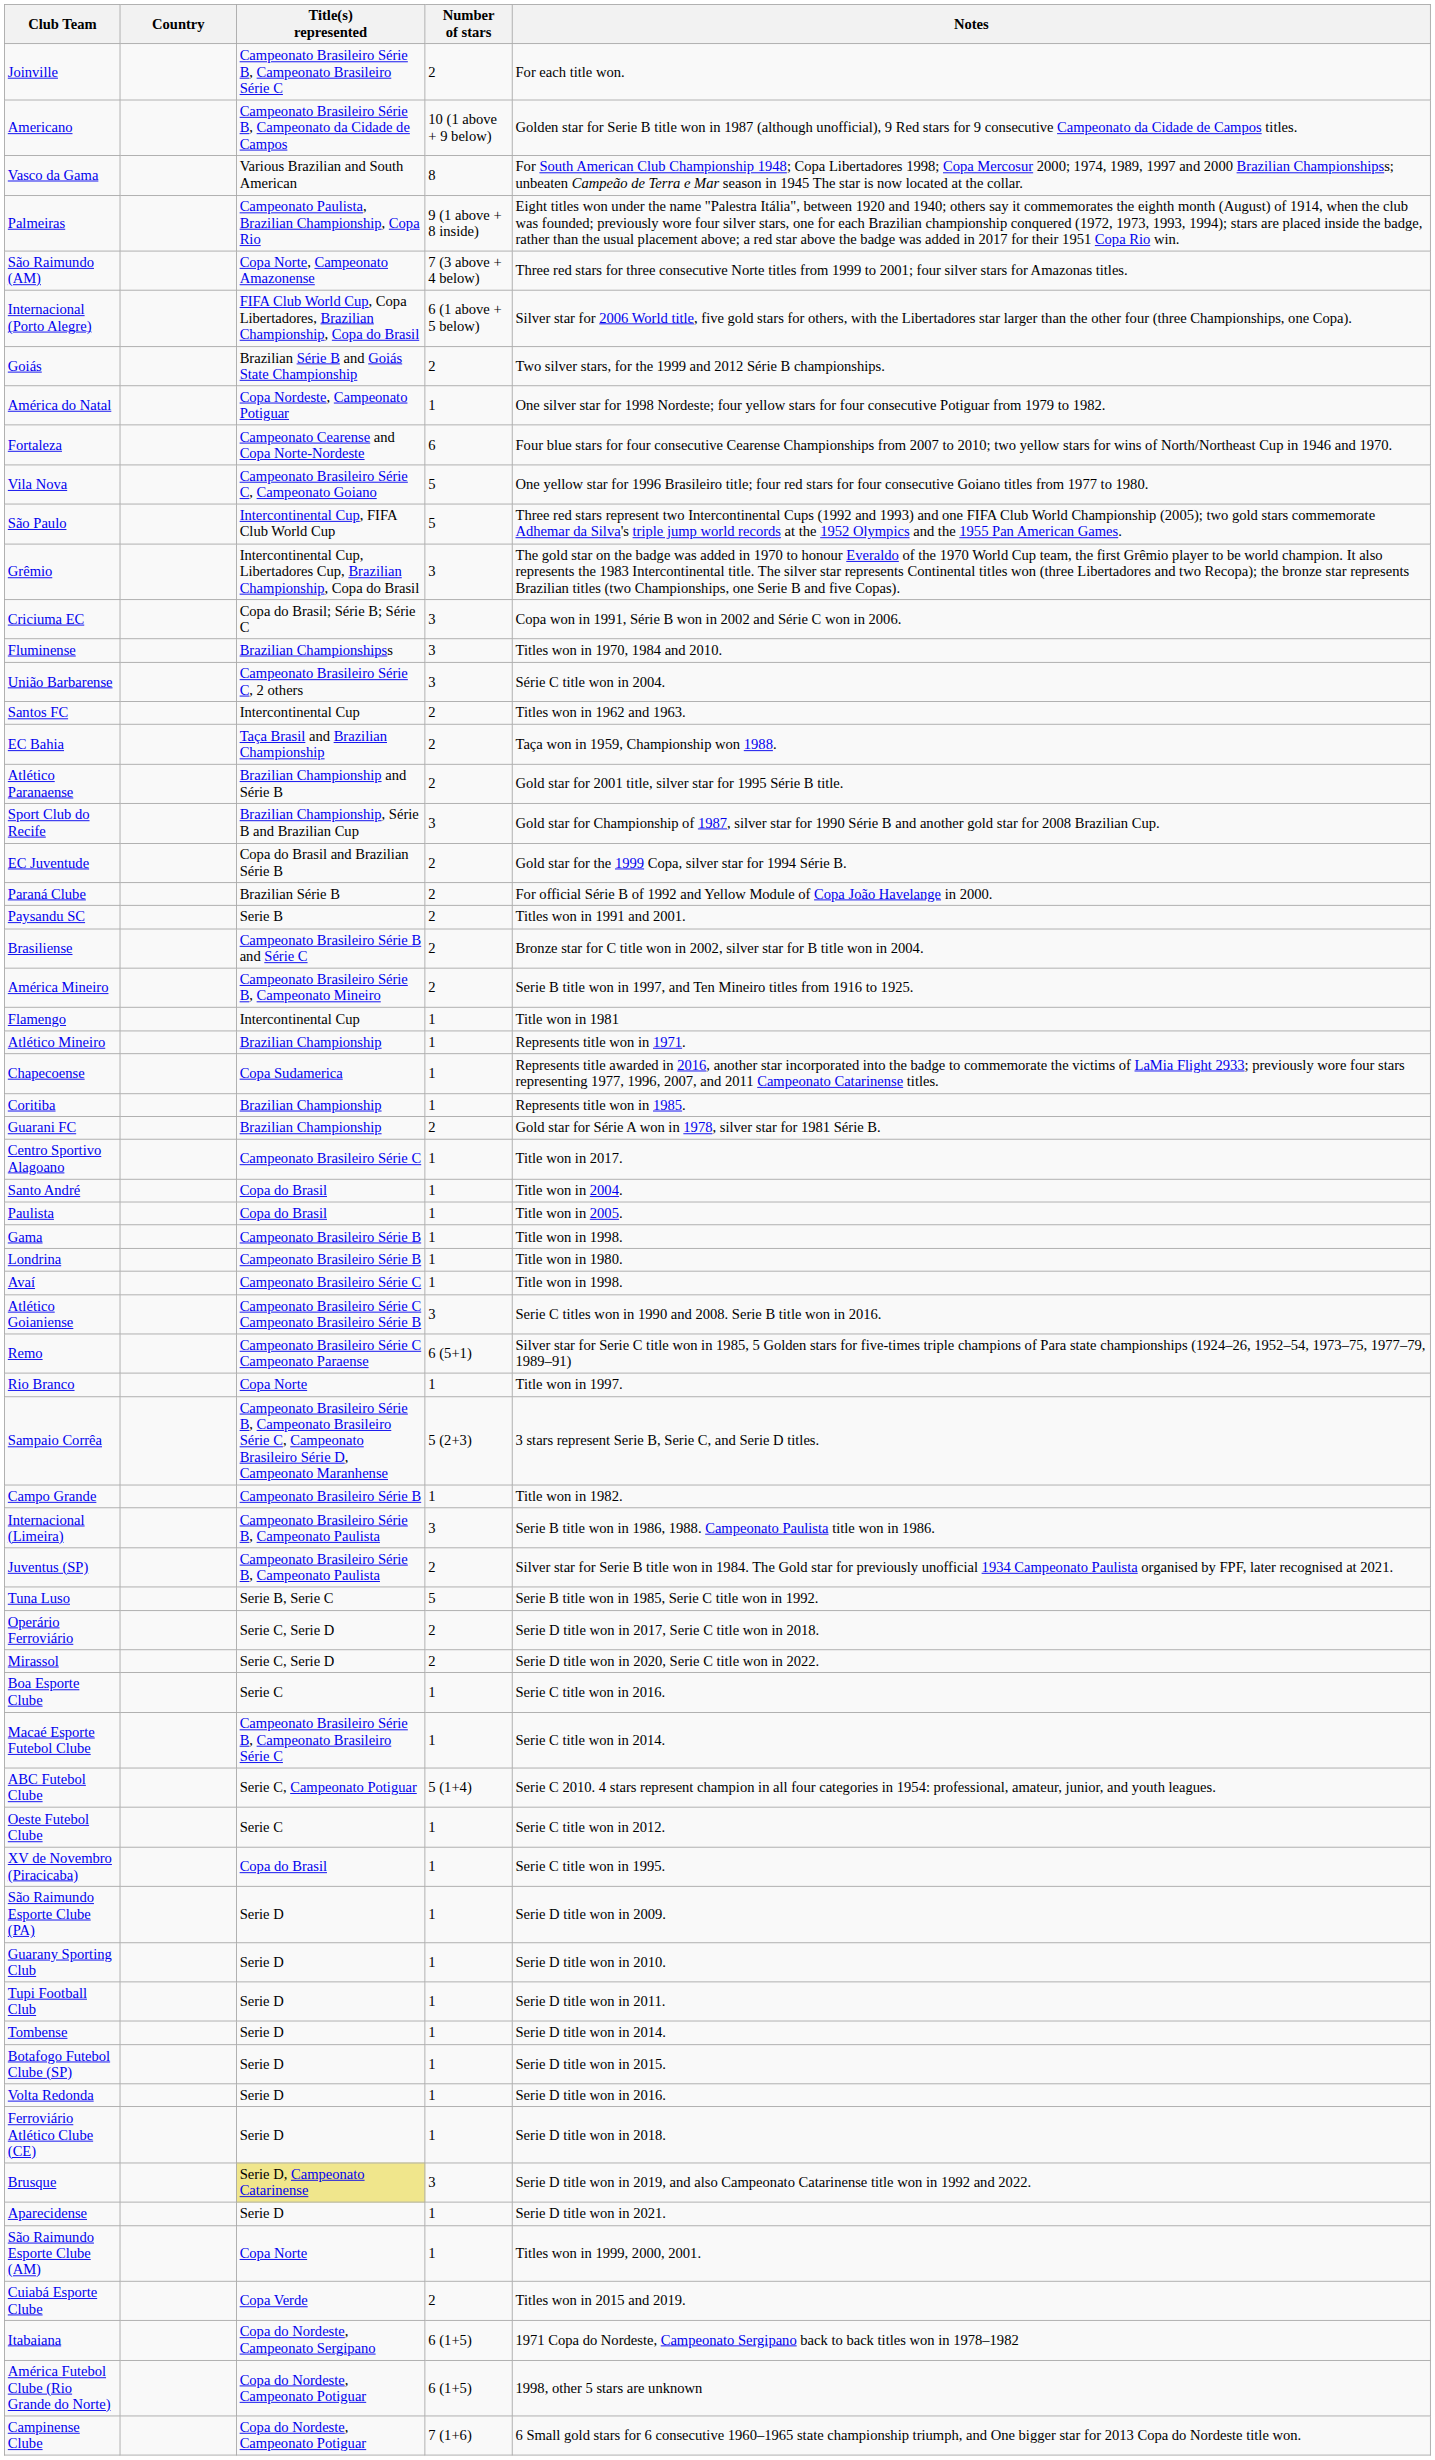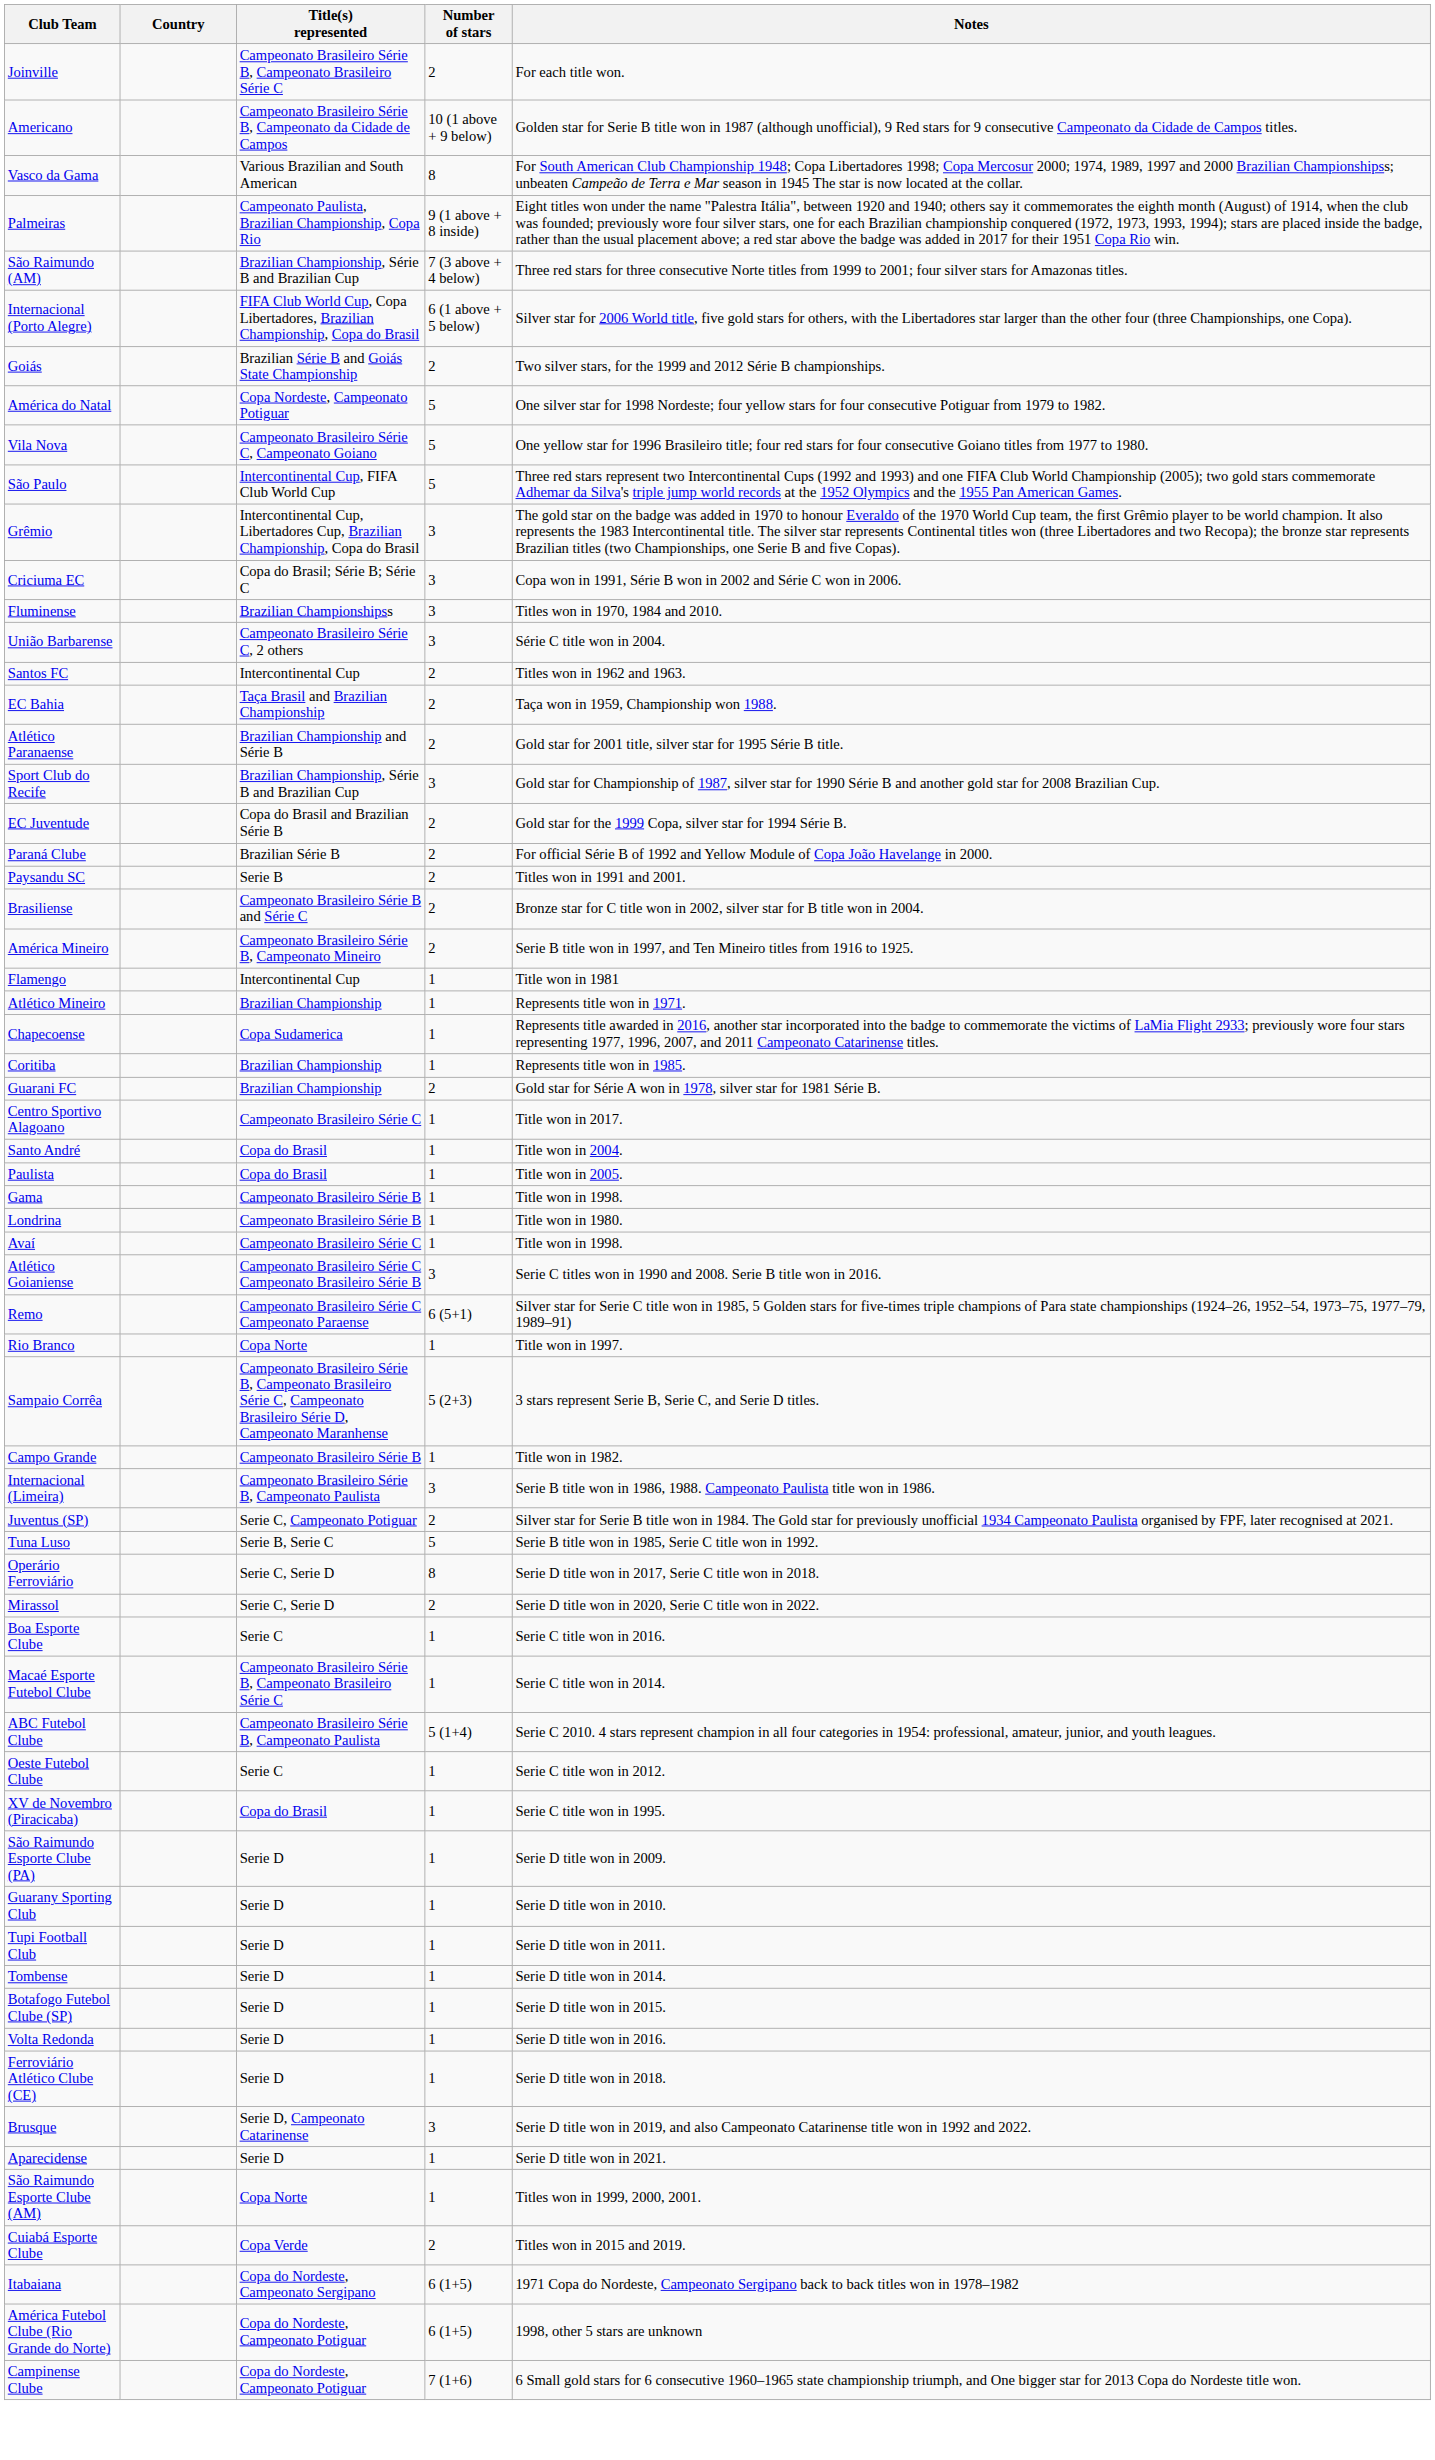(314, 270) Copa Norte, Campeonato Amazonense -> (329, 270) Brazilian Championship, Série B and Brazilian Cup
(432, 405) 1 -> (432, 405) 5
- row: (35, 444)
(324, 1567) Campeonato Brasileiro Série B, Campeonato Paulista -> (328, 1519) Serie C, Campeonato Potiguar
(432, 1629) 2 -> (432, 1574) 8
(328, 1787) Serie C, Campeonato Potiguar -> (324, 1731) Campeonato Brasileiro Série B, Campeonato Paulista
(302, 2182) khaki background -> (302, 2126) no background
